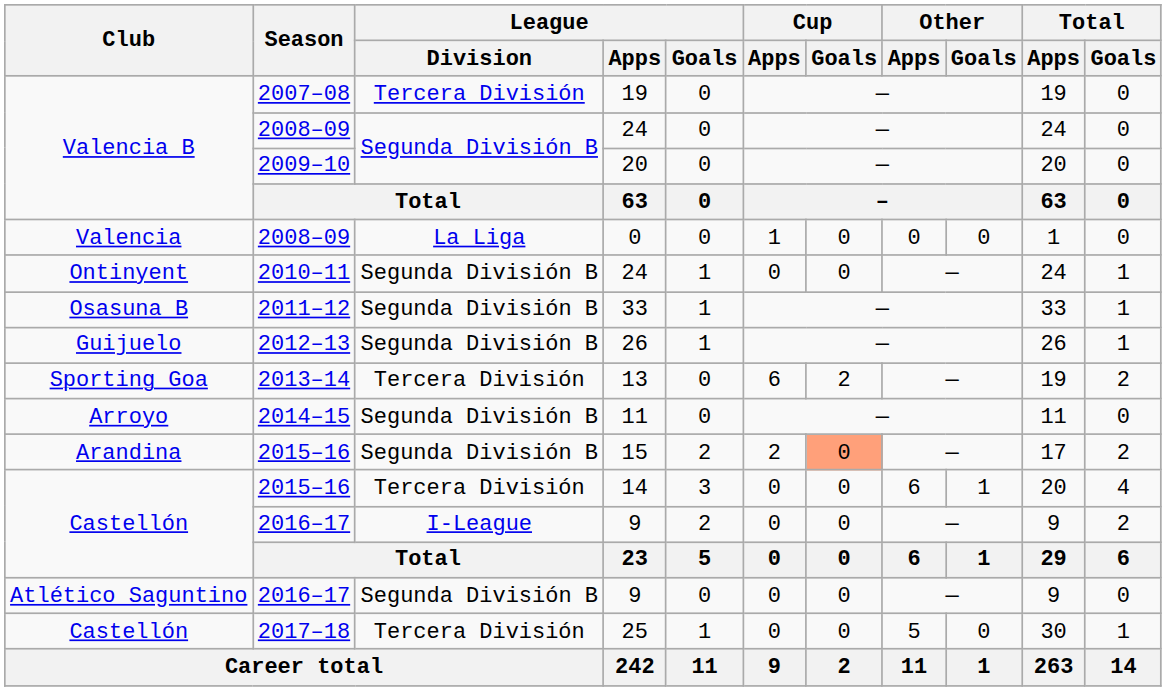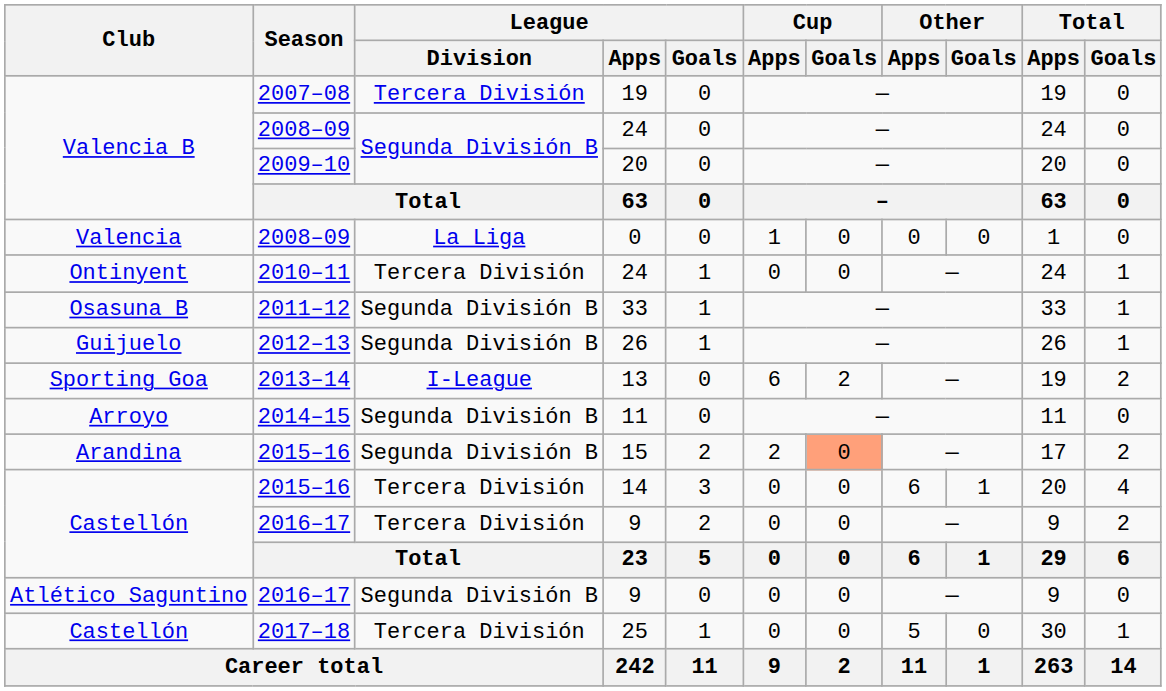(479, 273) Segunda División B -> (479, 273) Tercera División
(479, 381) Tercera División -> (479, 381) I-League
(479, 524) I-League -> (479, 524) Tercera División
